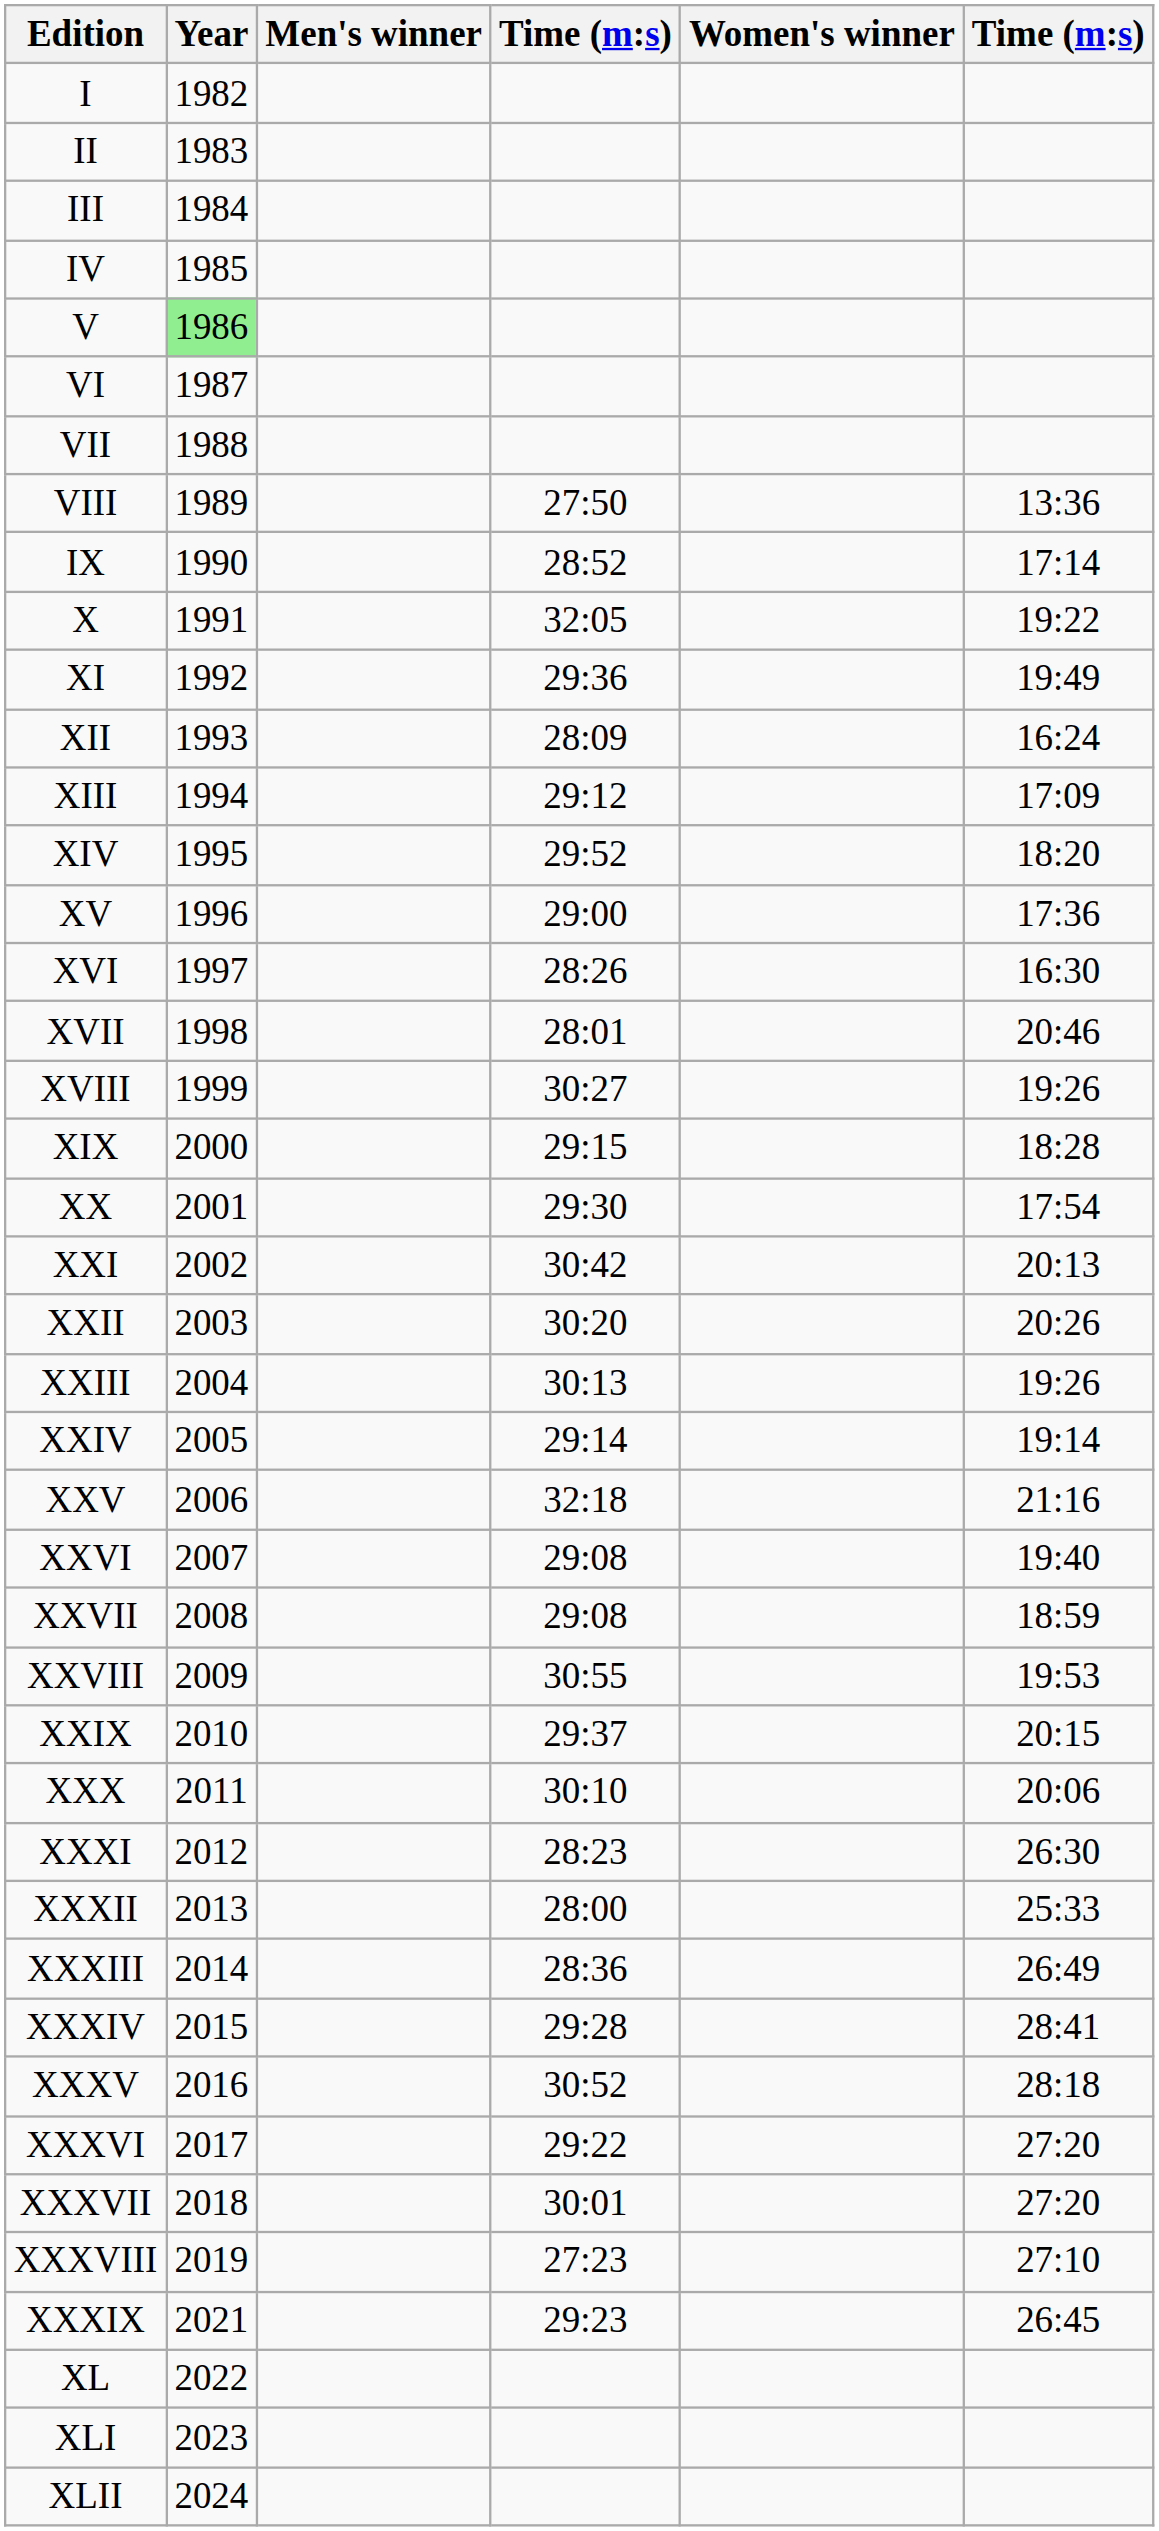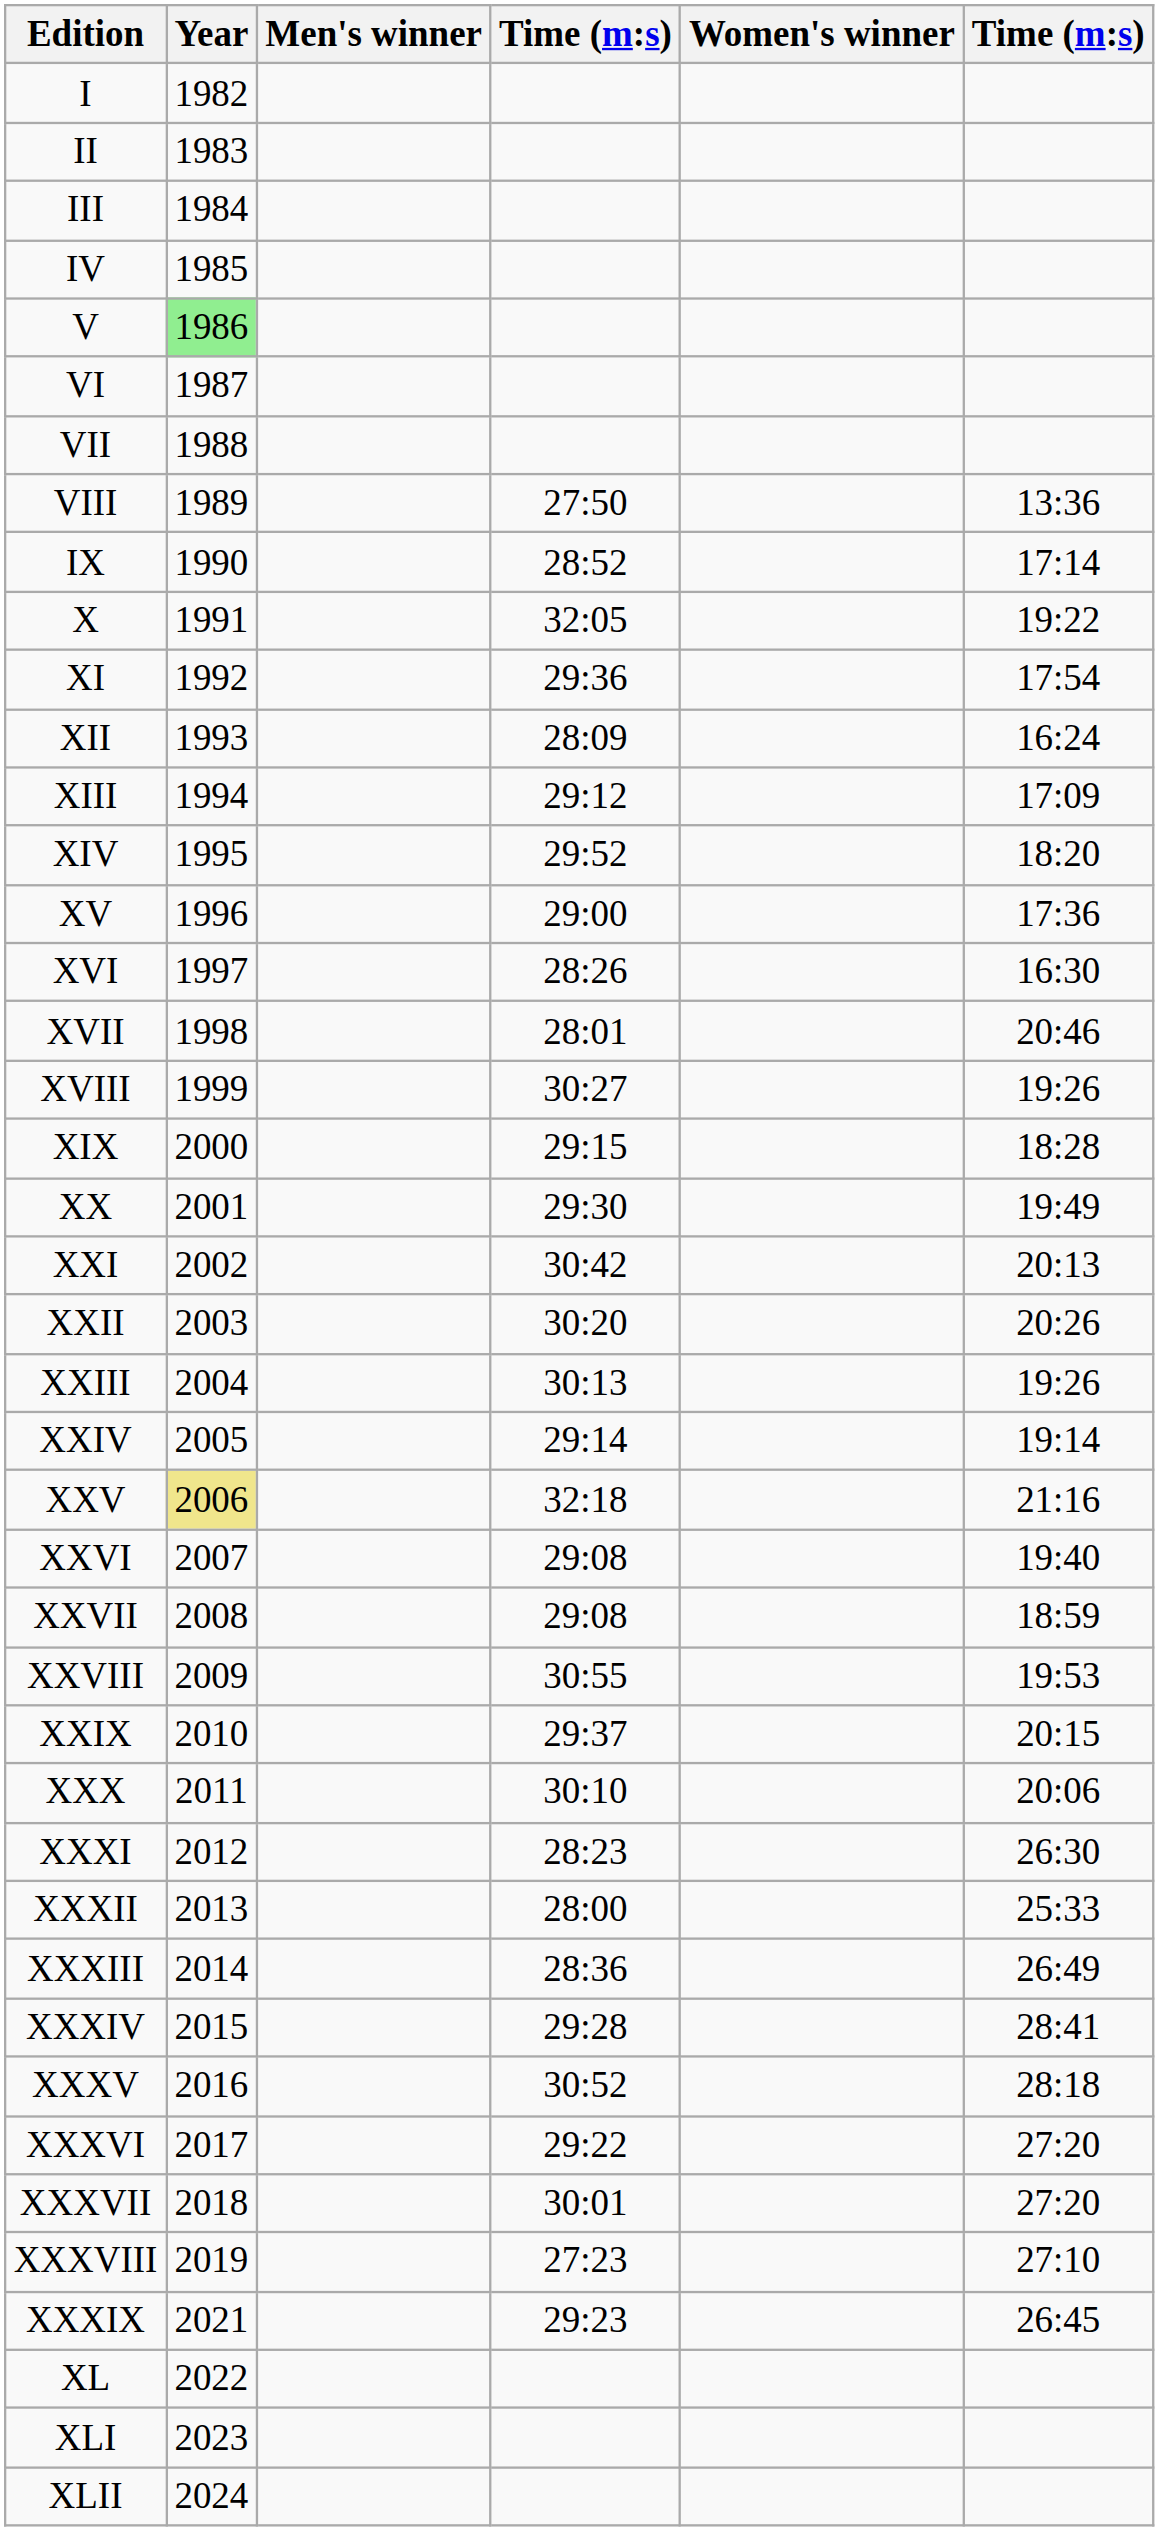(1058, 678) 19:49 -> (1058, 678) 17:54
(1058, 1206) 17:54 -> (1058, 1206) 19:49
(211, 1499) no background -> (211, 1499) khaki background
